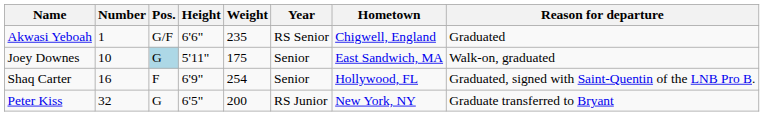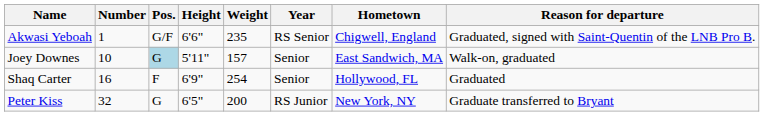(477, 36) Graduated -> (602, 36) Graduated, signed with Saint-Quentin of the LNB Pro B.
(237, 57) 175 -> (237, 57) 157
(602, 79) Graduated, signed with Saint-Quentin of the LNB Pro B. -> (477, 79) Graduated
